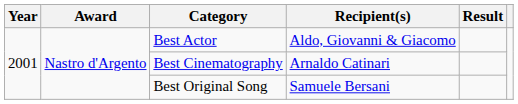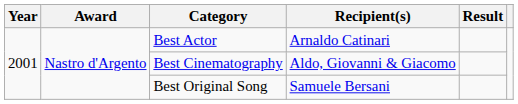(373, 39) Aldo, Giovanni & Giacomo -> (340, 39) Arnaldo Catinari
(340, 63) Arnaldo Catinari -> (373, 63) Aldo, Giovanni & Giacomo
